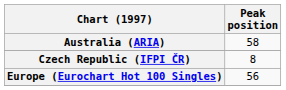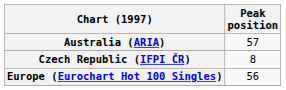(253, 42) 58 -> (253, 42) 57
